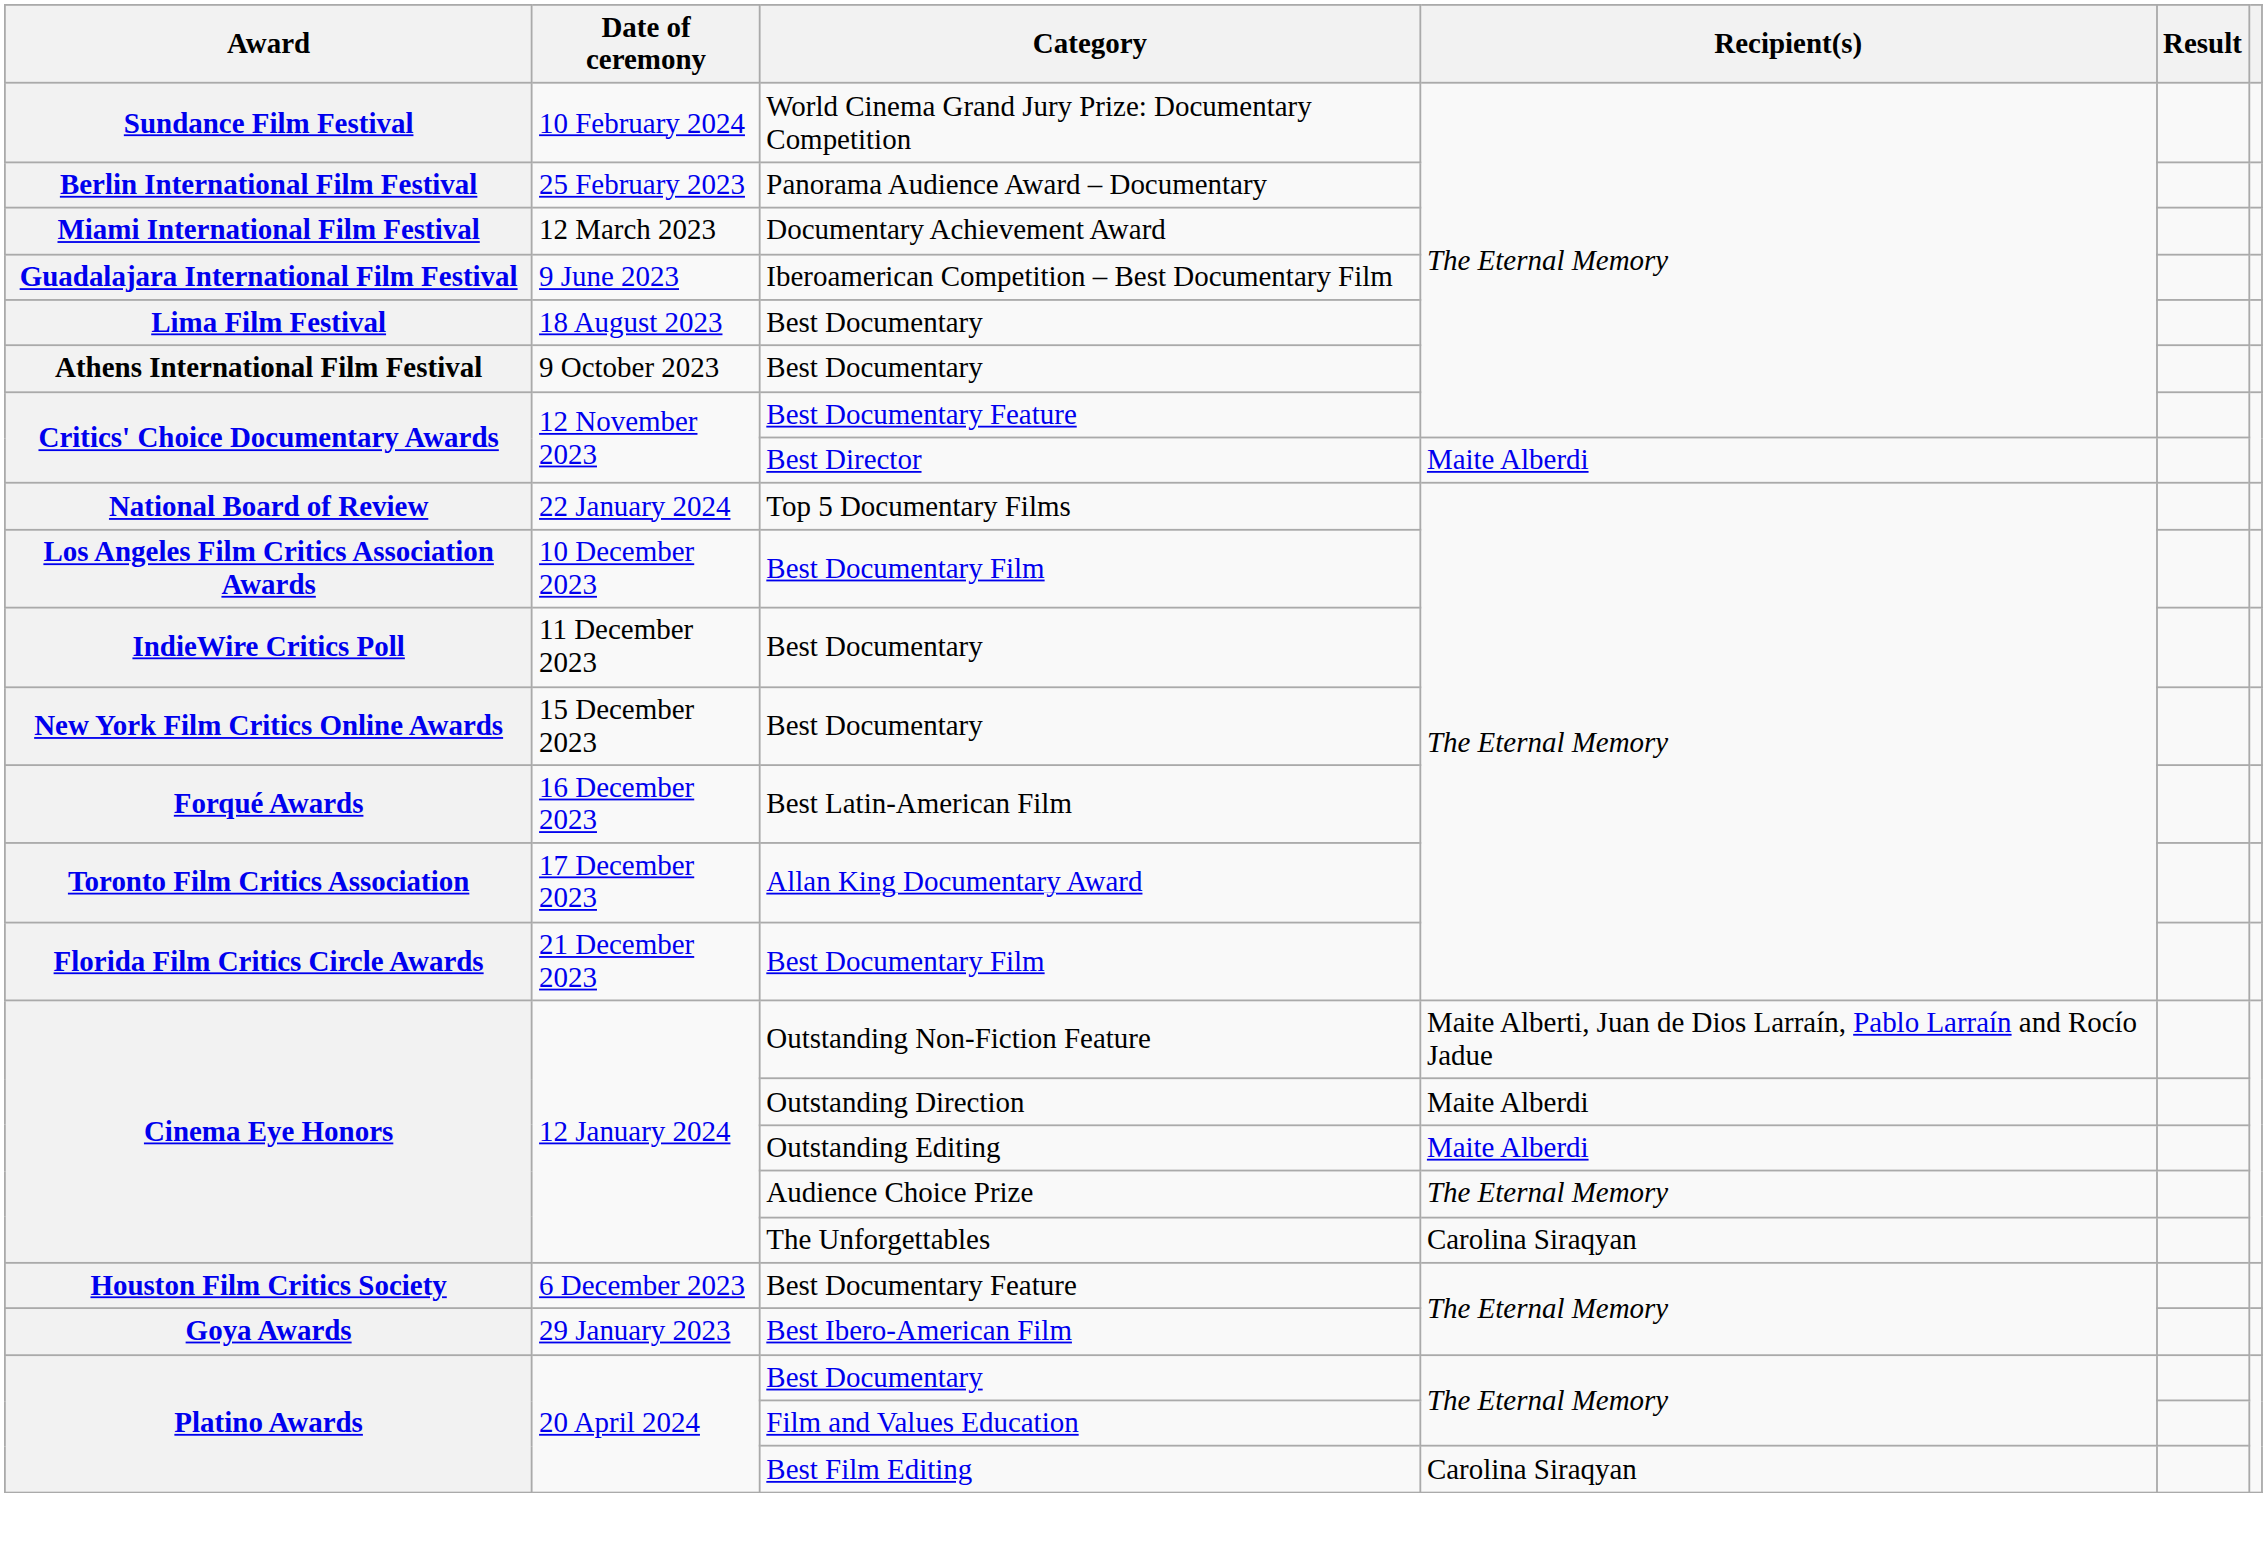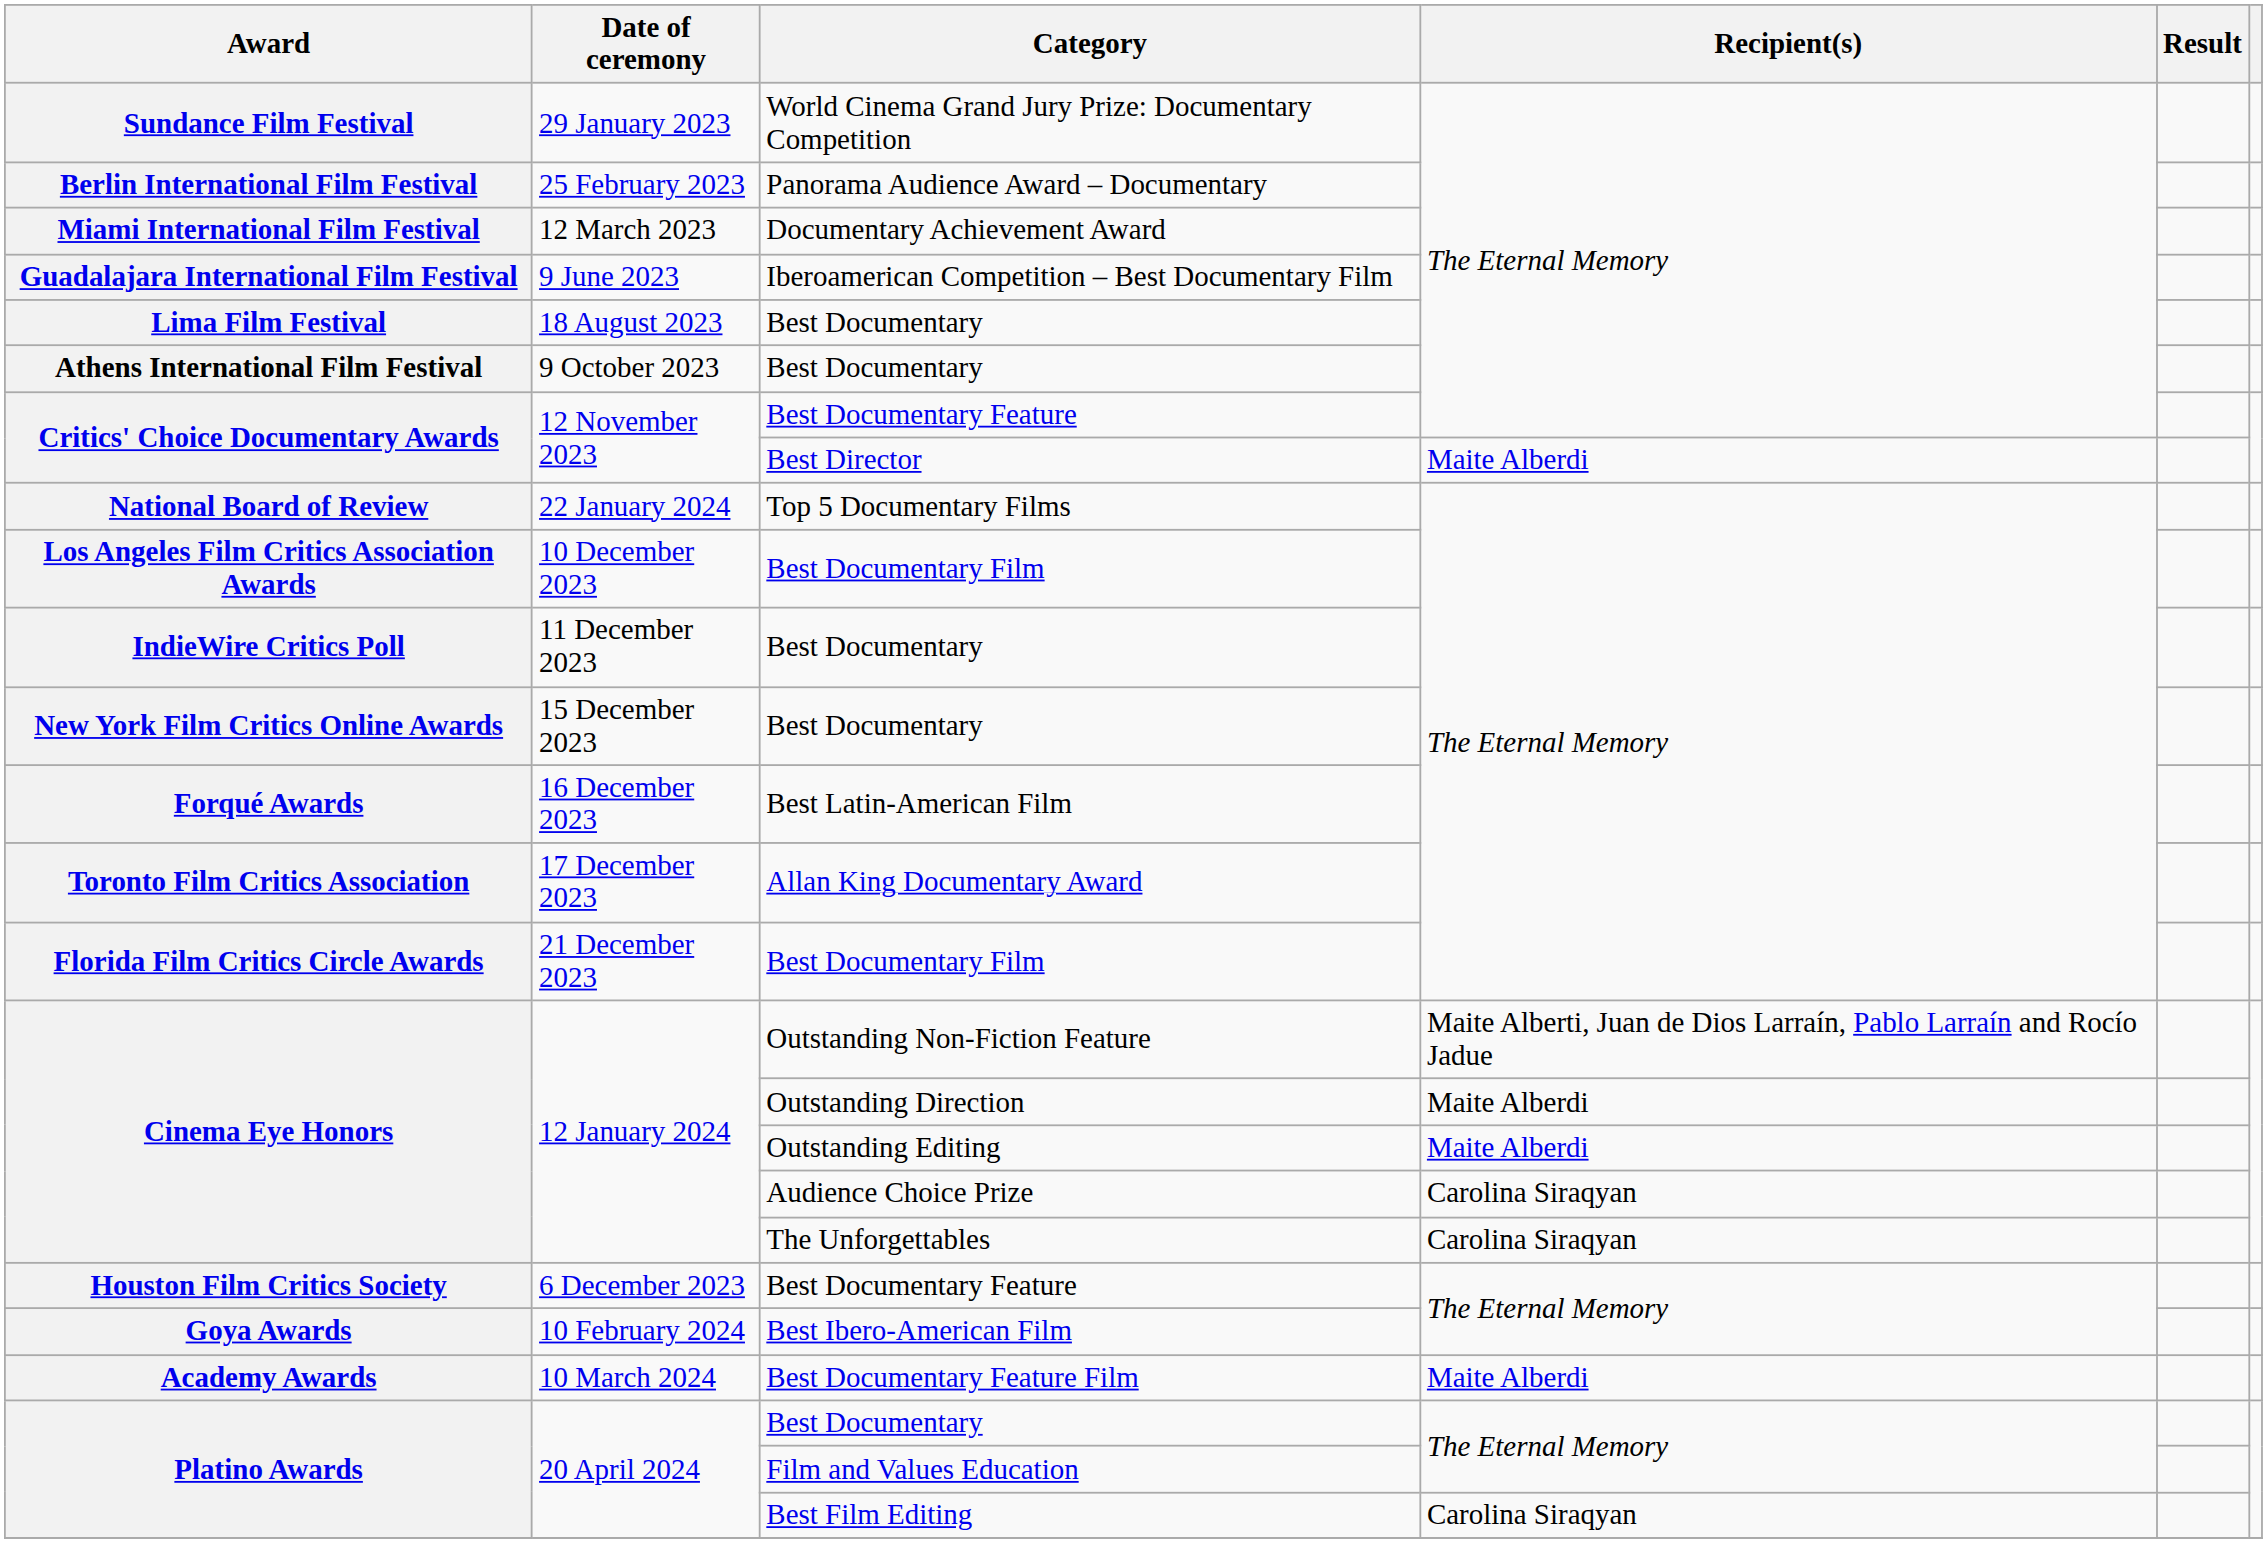(642, 122) 10 February 2024 -> (635, 122) 29 January 2023
(1548, 1193) The Eternal Memory -> (1532, 1193) Carolina Siraqyan
(635, 1331) 29 January 2023 -> (642, 1331) 10 February 2024
+ row: (269, 1377)
